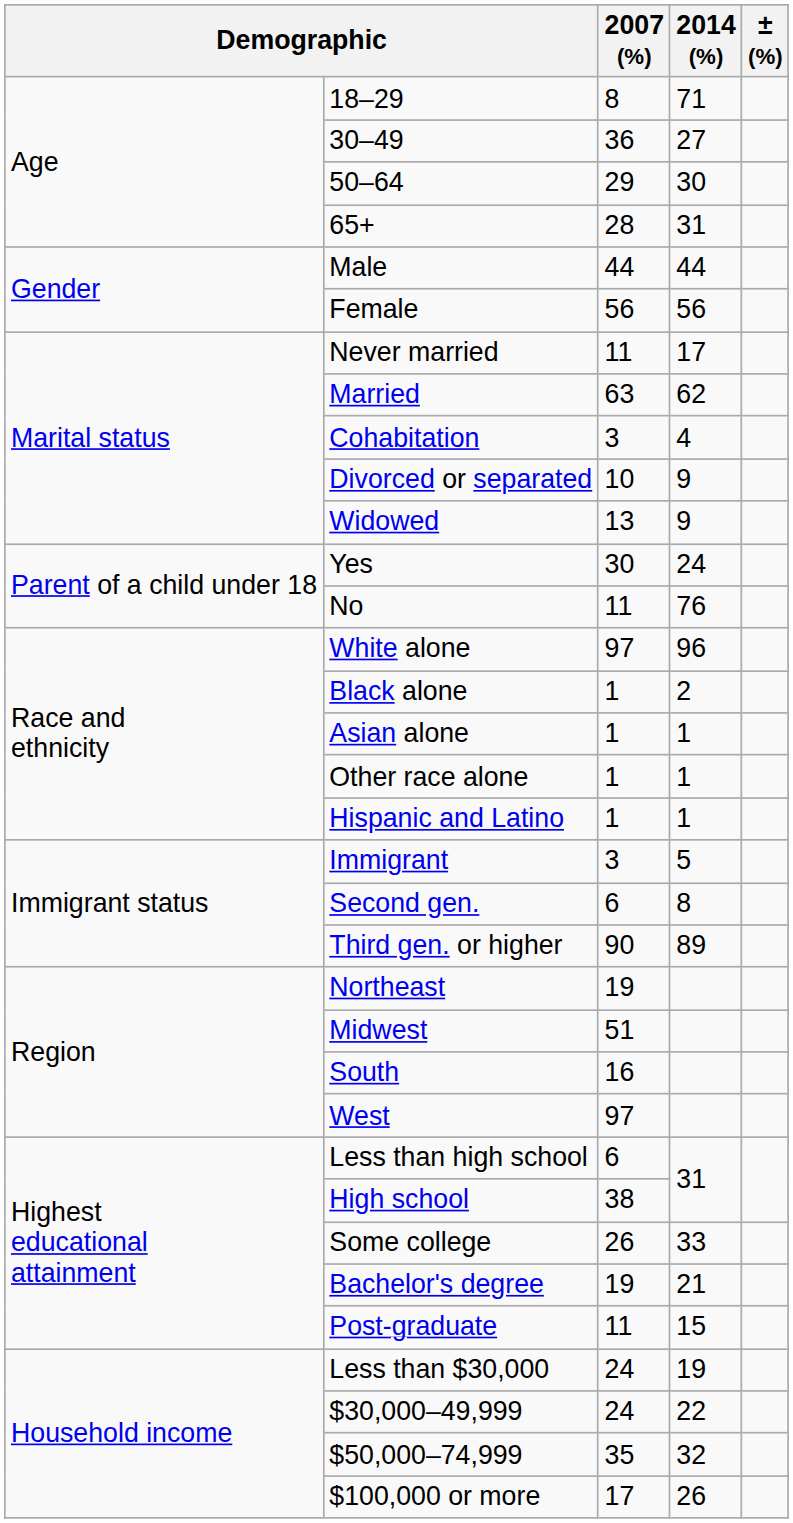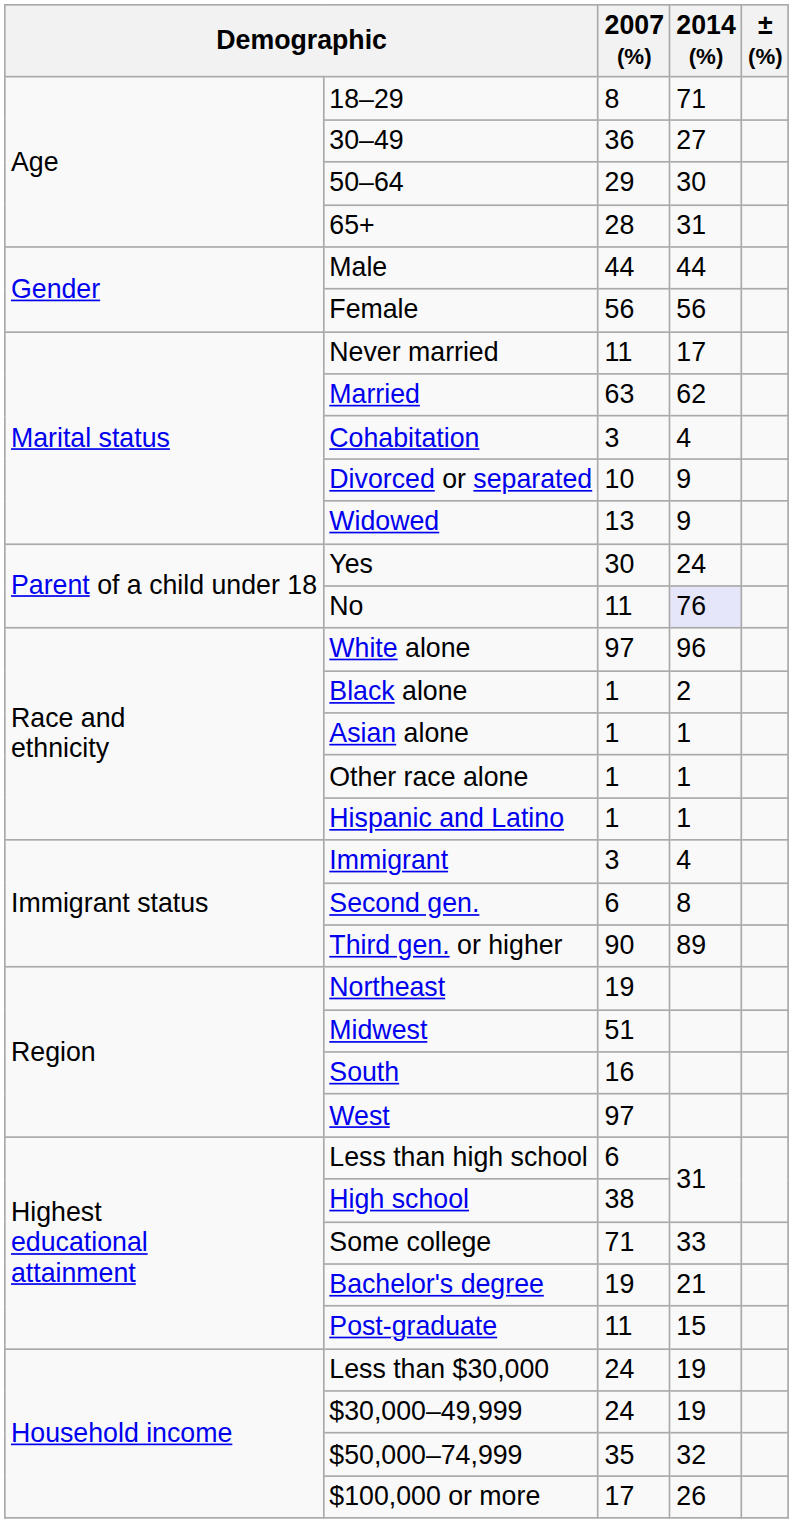(691, 606) no background -> (691, 606) lavender background
(684, 860) 5 -> (684, 860) 4
(619, 1242) 26 -> (619, 1242) 71
(691, 1411) 22 -> (691, 1411) 19
